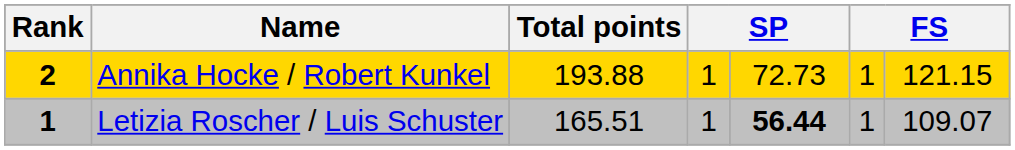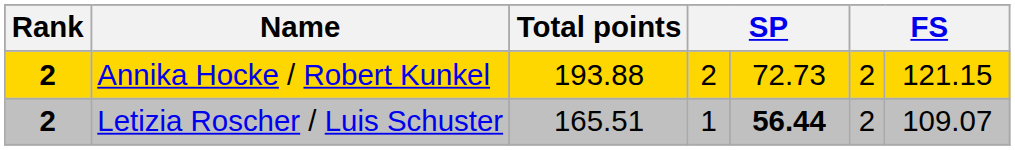(709, 74) 1 -> (709, 74) 2
(867, 74) 1 -> (867, 74) 2
(48, 121) 1 -> (48, 121) 2
(867, 121) 1 -> (867, 121) 2
